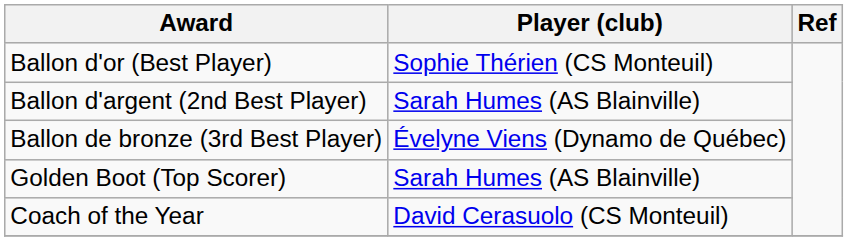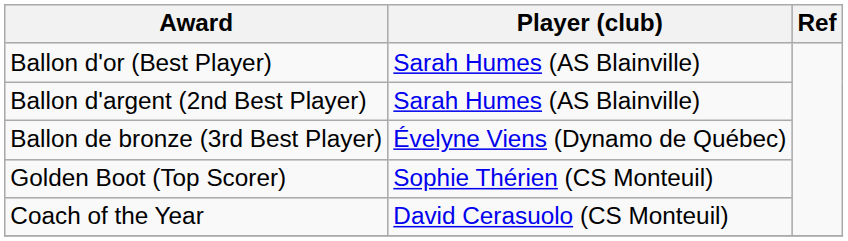(553, 62) Sophie Thérien (CS Monteuil) -> (547, 62) Sarah Humes (AS Blainville)
(547, 178) Sarah Humes (AS Blainville) -> (553, 178) Sophie Thérien (CS Monteuil)
